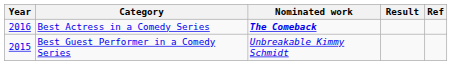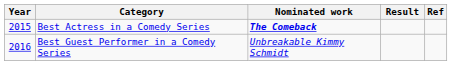(20, 27) 2016 -> (20, 27) 2015
(20, 47) 2015 -> (20, 47) 2016
